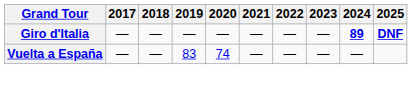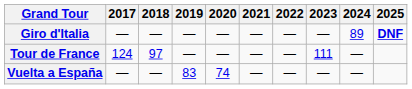(357, 34) bold -> (357, 34) normal
+ row: (55, 53)
